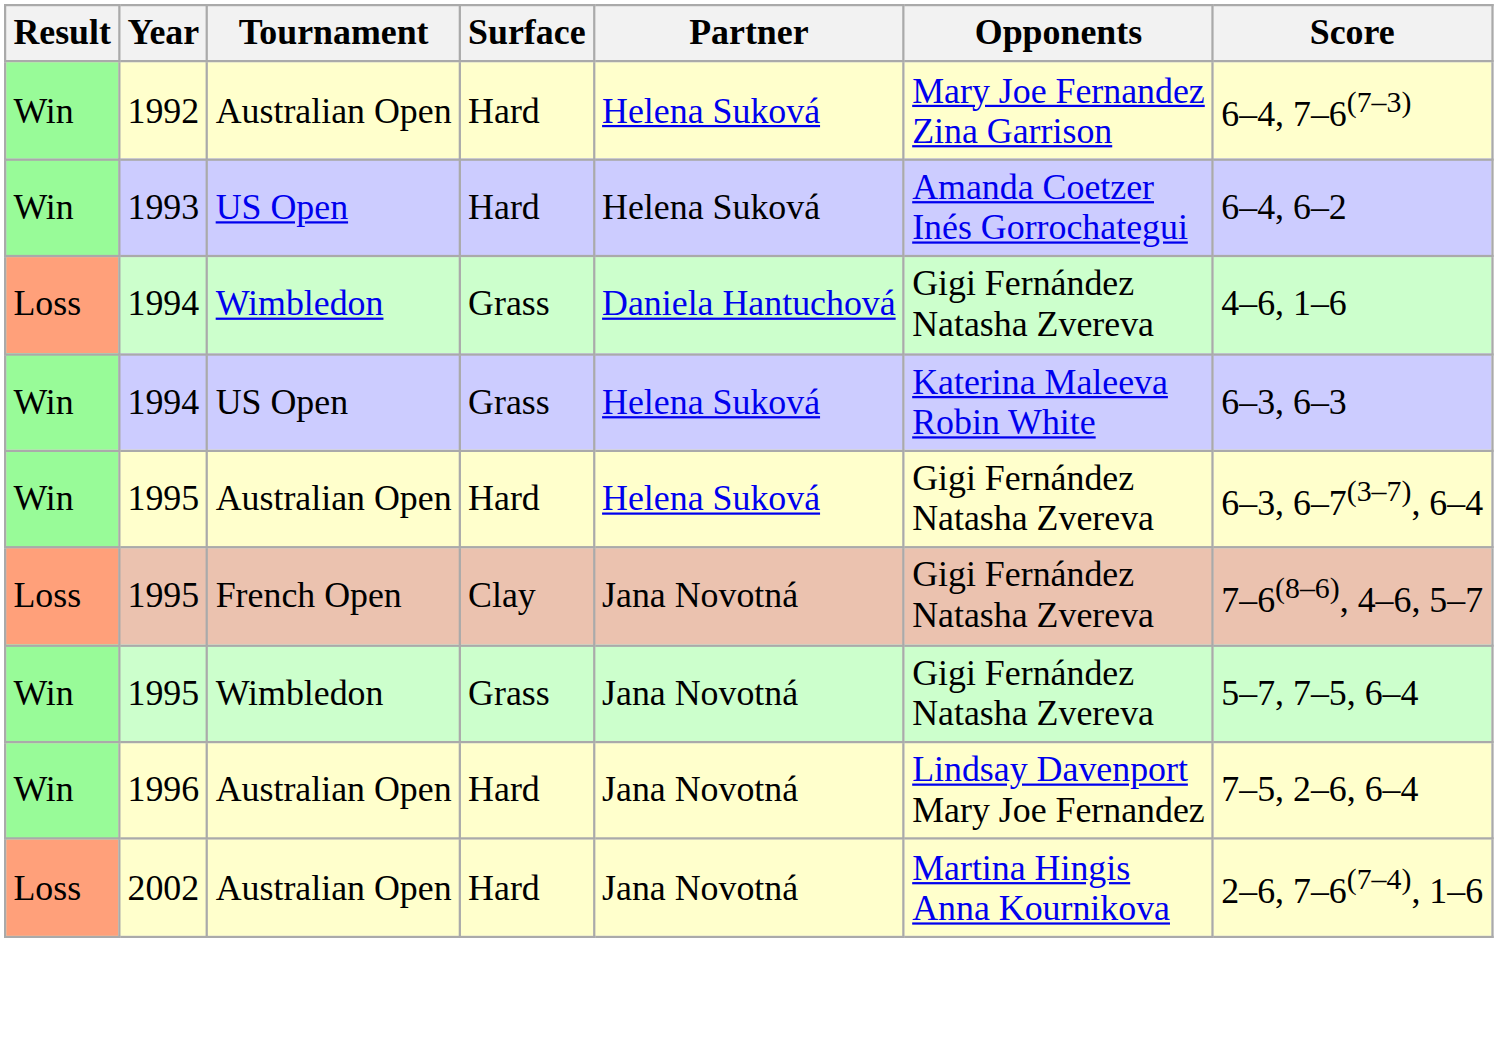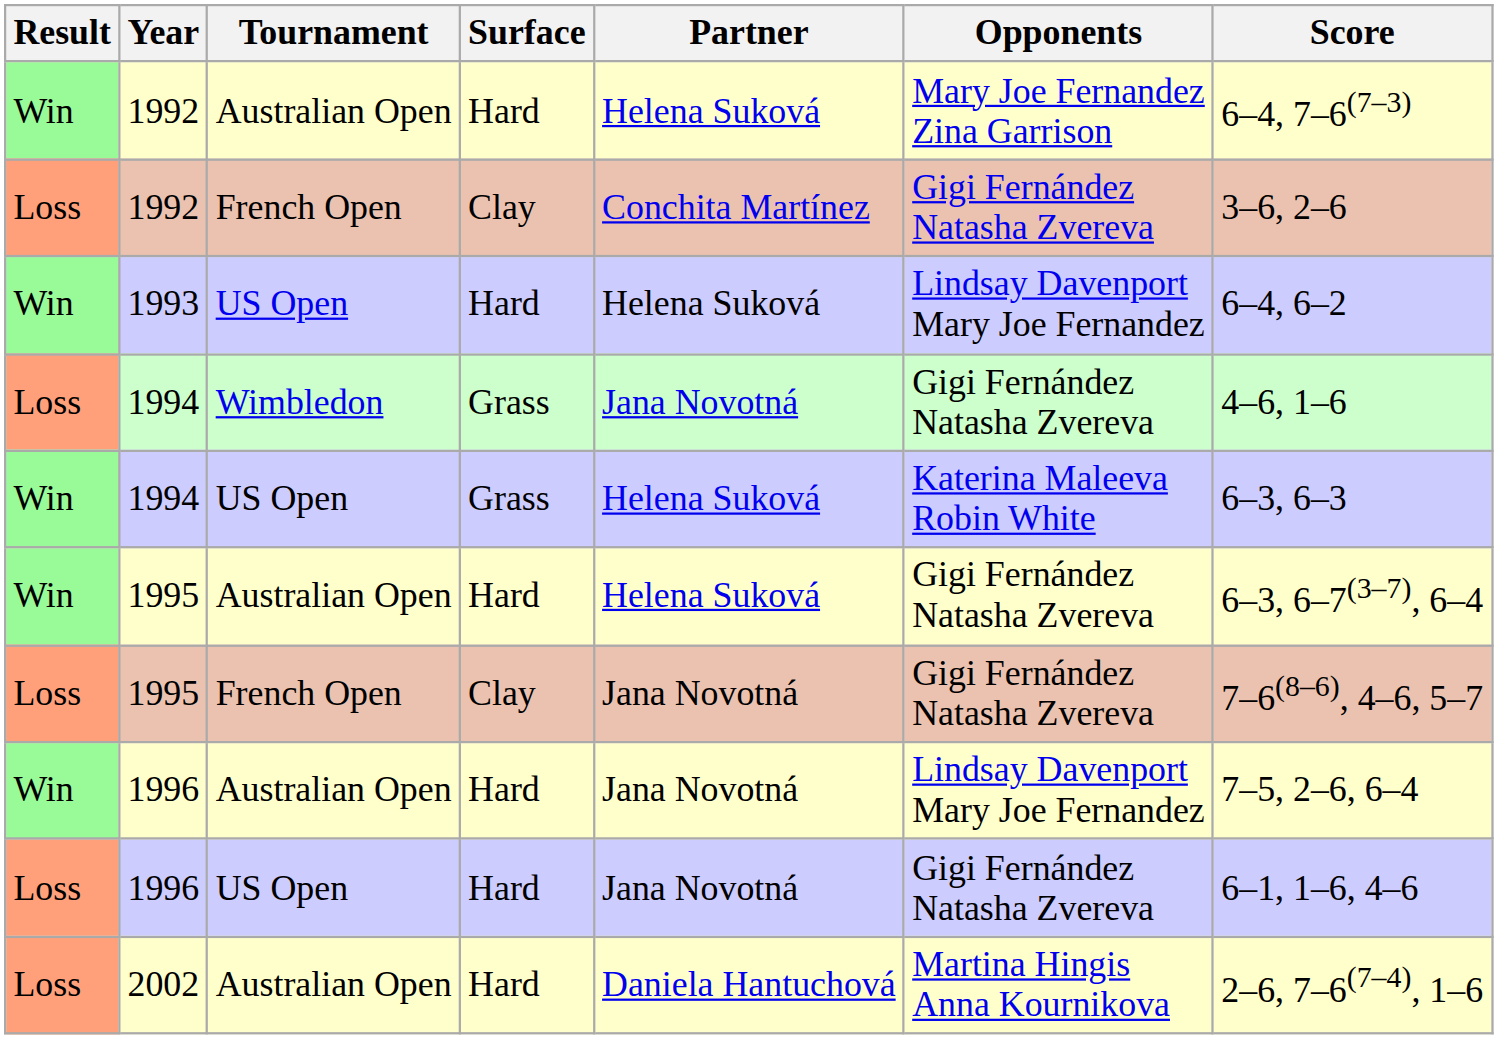+ row: (163, 207)
(1050, 207) Amanda Coetzer Inés Gorrochategui -> (1058, 304) Lindsay Davenport Mary Joe Fernandez
(749, 304) Daniela Hantuchová -> (700, 401) Jana Novotná
- row: (163, 692)
+ row: (163, 887)
(700, 887) Jana Novotná -> (749, 984) Daniela Hantuchová
